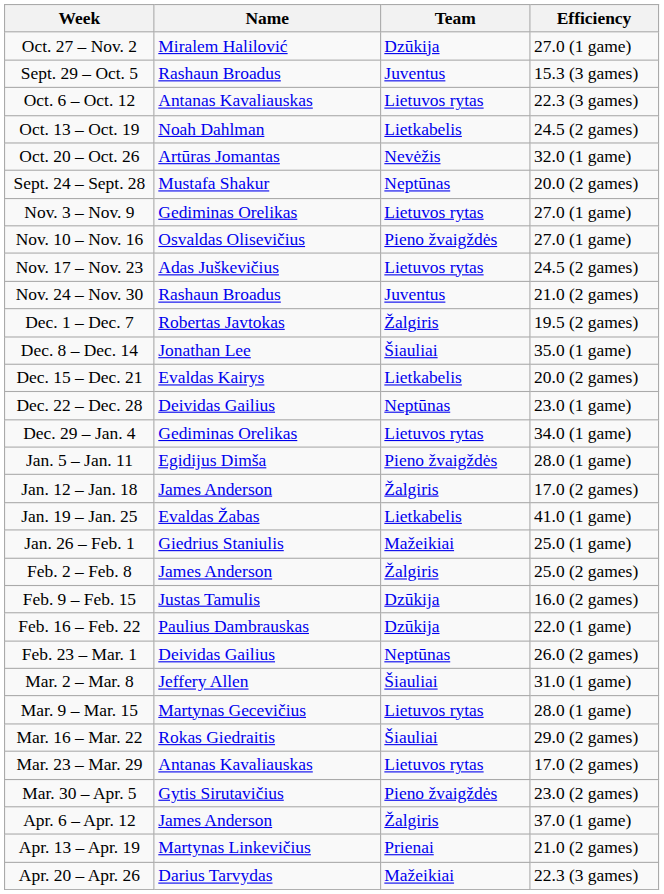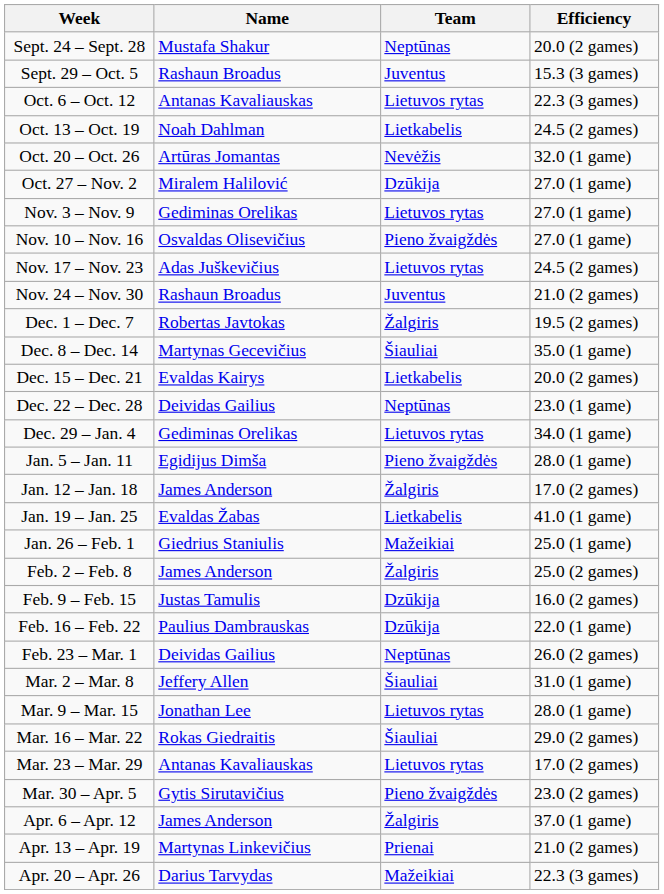rows swapped: (79, 184) <-> (79, 45)
(205, 350) Jonathan Lee -> (232, 350) Martynas Gecevičius
(232, 709) Martynas Gecevičius -> (205, 709) Jonathan Lee
